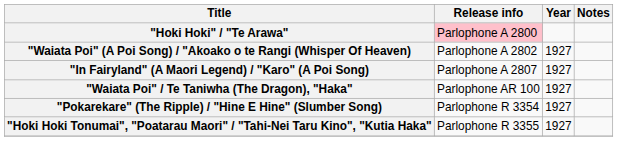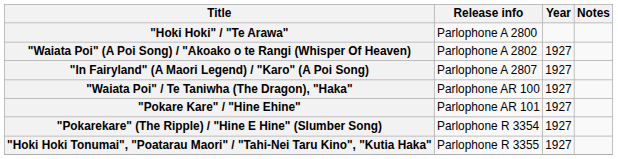(487, 32) pink background -> (487, 32) no background
+ row: (219, 107)
